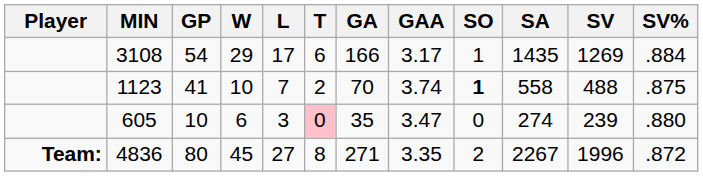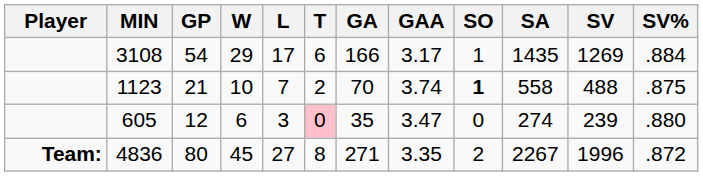(196, 87) 41 -> (196, 87) 21
(196, 120) 10 -> (196, 120) 12
